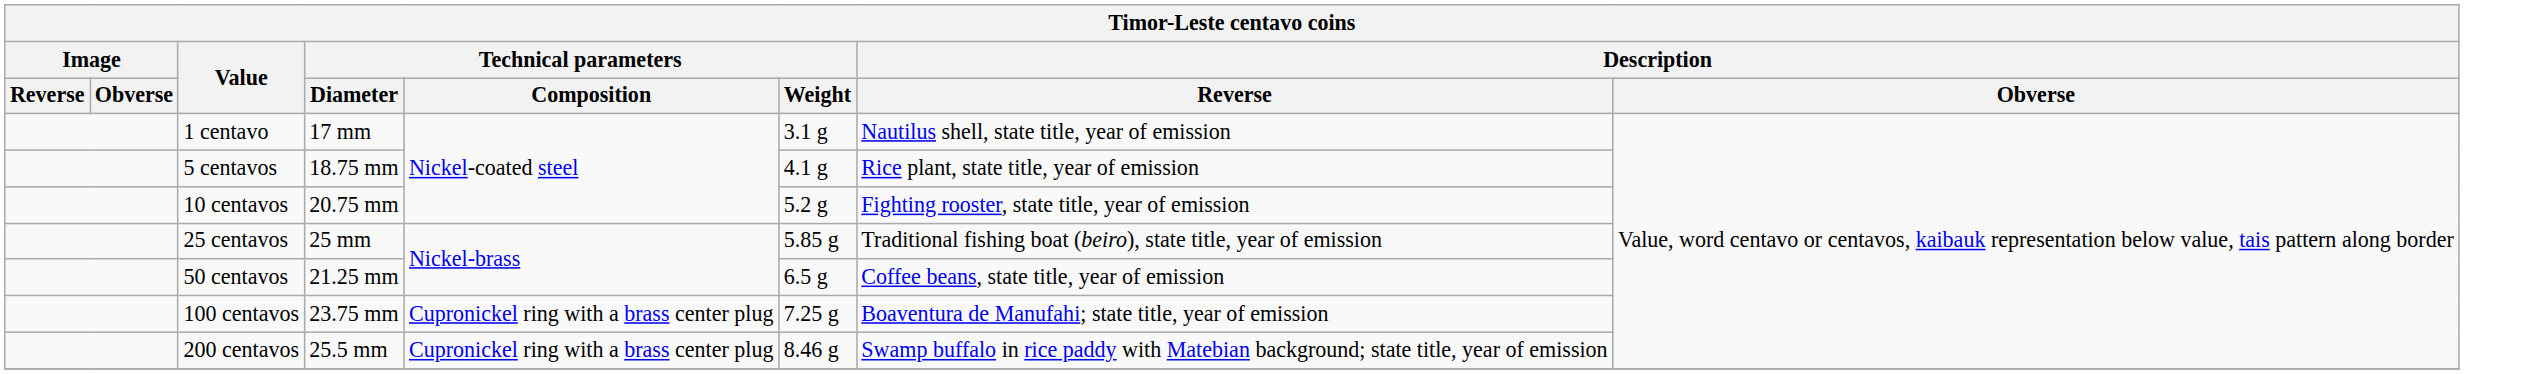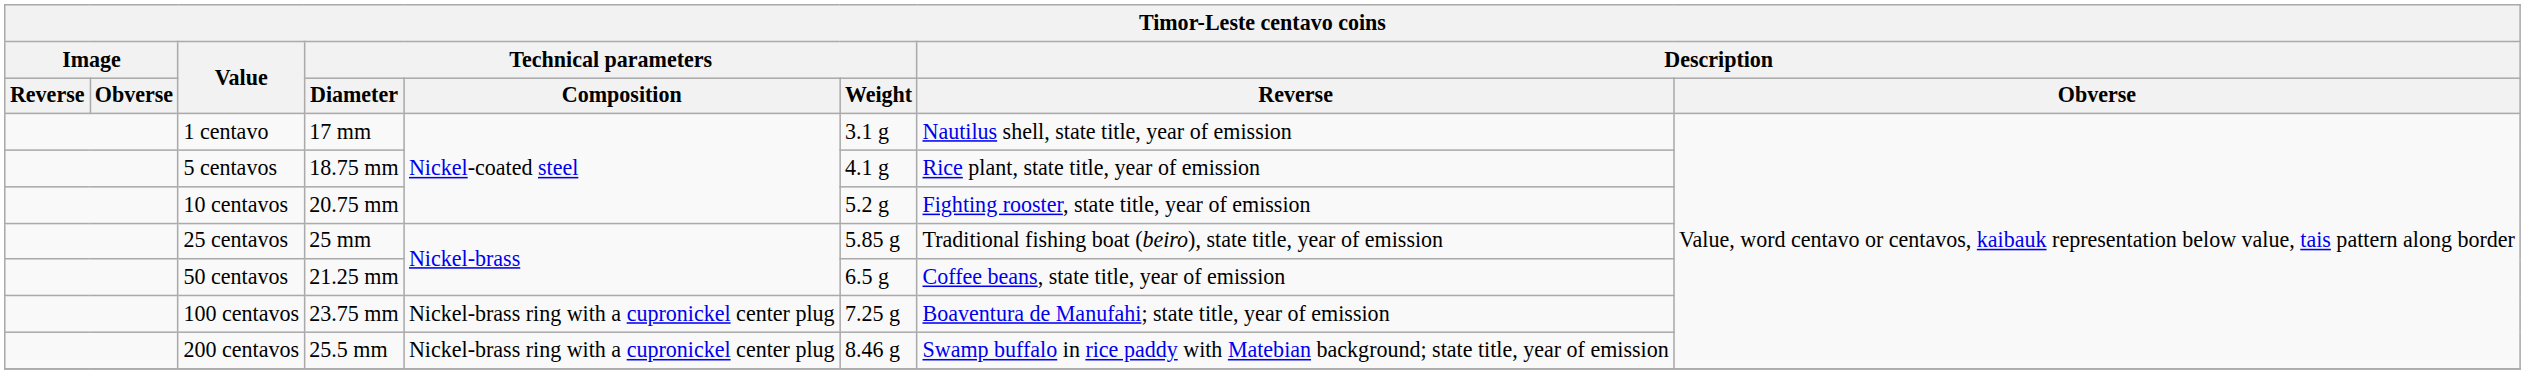(591, 313) Cupronickel ring with a brass center plug -> (622, 313) Nickel-brass ring with a cupronickel center plug
(591, 350) Cupronickel ring with a brass center plug -> (622, 350) Nickel-brass ring with a cupronickel center plug
